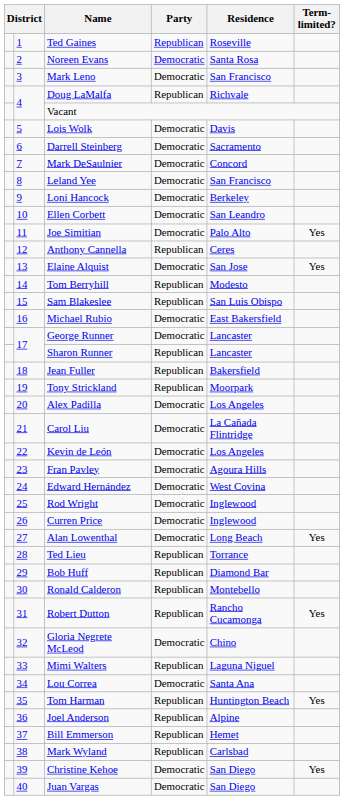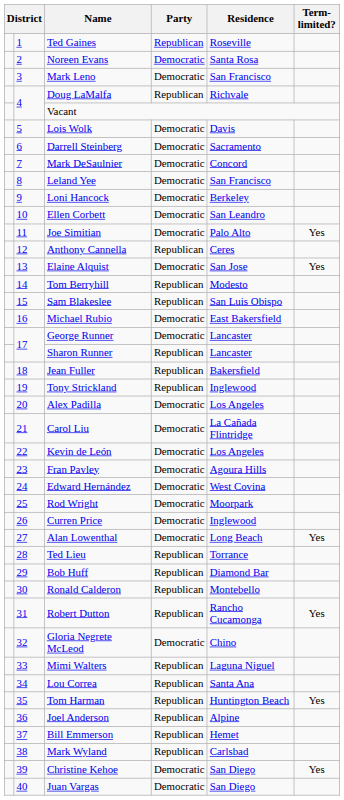(231, 387) Moorpark -> (233, 387) Inglewood
(233, 503) Inglewood -> (231, 503) Moorpark
(179, 683) Democratic -> (179, 683) Republican
